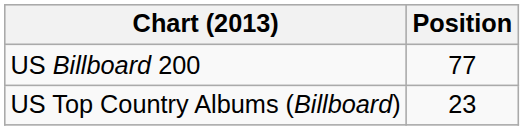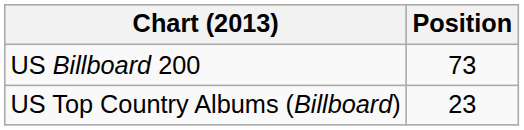(462, 64) 77 -> (462, 64) 73
